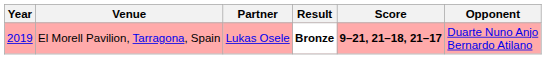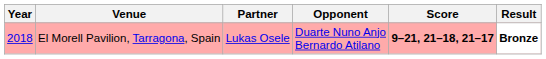columns swapped: (493, 14) <-> (315, 14)
(20, 38) 2019 -> (20, 38) 2018
